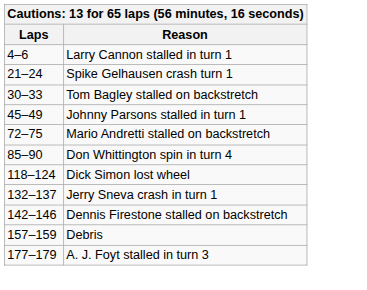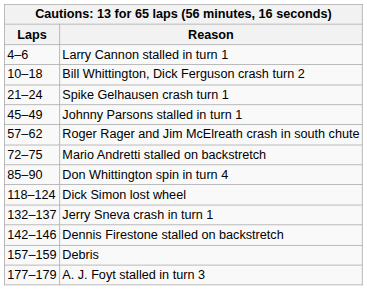+ row: (184, 74)
- row: (162, 94)
+ row: (211, 134)
